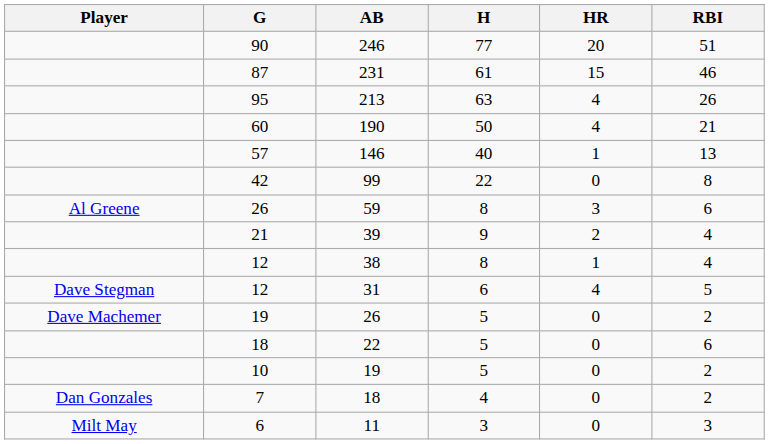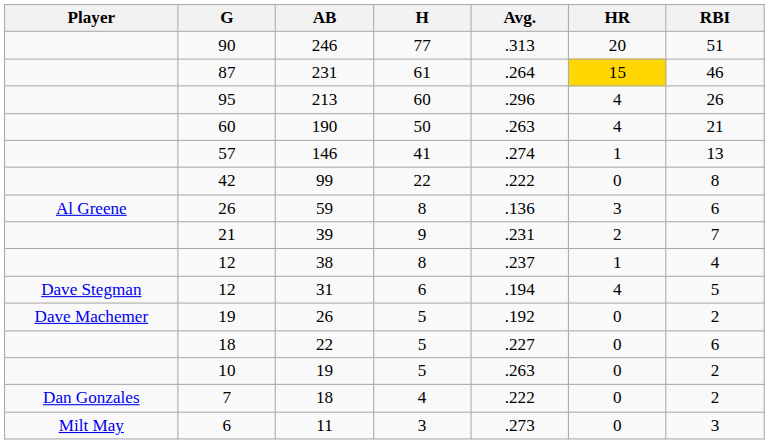+ column: (520, 18)
(596, 72) no background -> (617, 72) gold background
(484, 99) 63 -> (422, 99) 60
(484, 153) 40 -> (422, 153) 41
(708, 235) 4 -> (715, 235) 7
